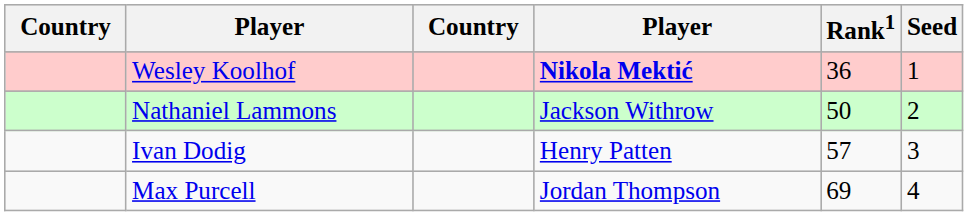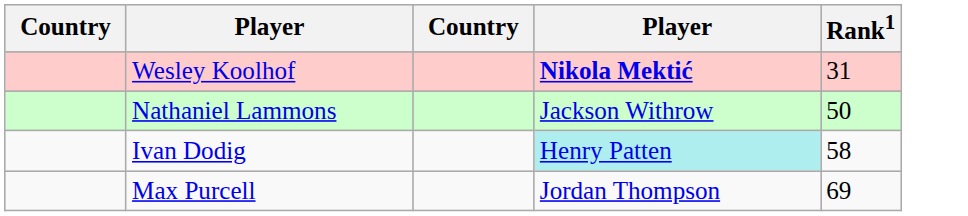- column: (932, 27)
(839, 71) 36 -> (839, 71) 31
(606, 150) no background -> (606, 150) paleturquoise background
(839, 150) 57 -> (839, 150) 58
